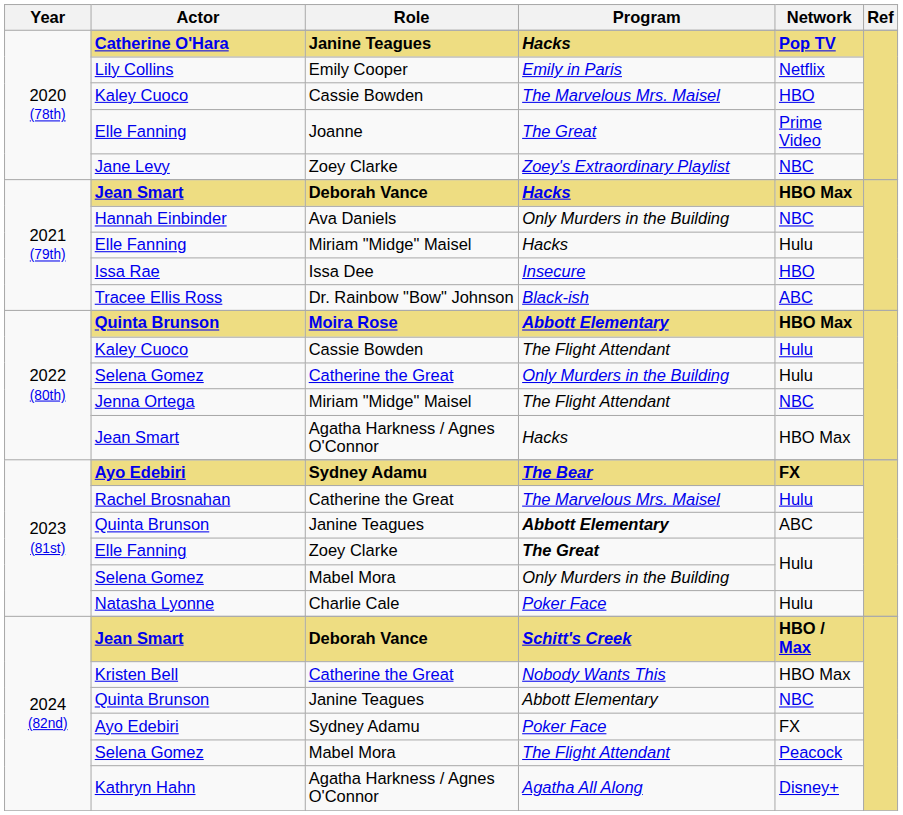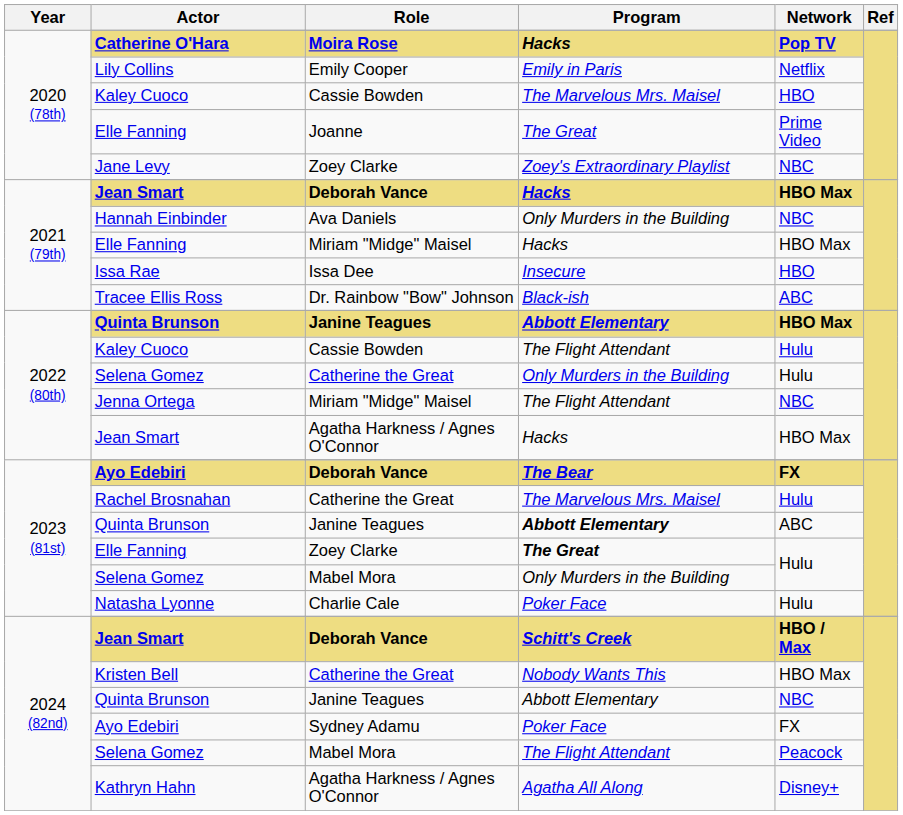(370, 43) Janine Teagues -> (353, 43) Moira Rose
(796, 245) Hulu -> (815, 245) HBO Max
(353, 323) Moira Rose -> (370, 323) Janine Teagues
(368, 472) Sydney Adamu -> (368, 472) Deborah Vance
